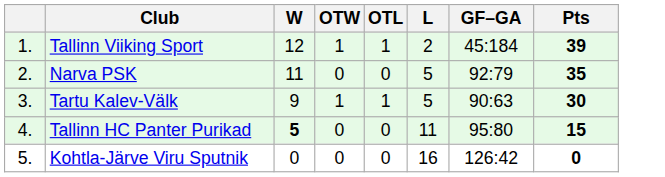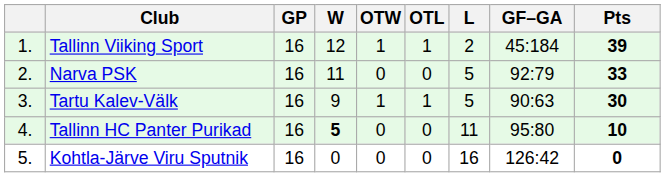+ column: (294, 18)
(576, 74) 35 -> (617, 74) 33
(576, 130) 15 -> (617, 130) 10
